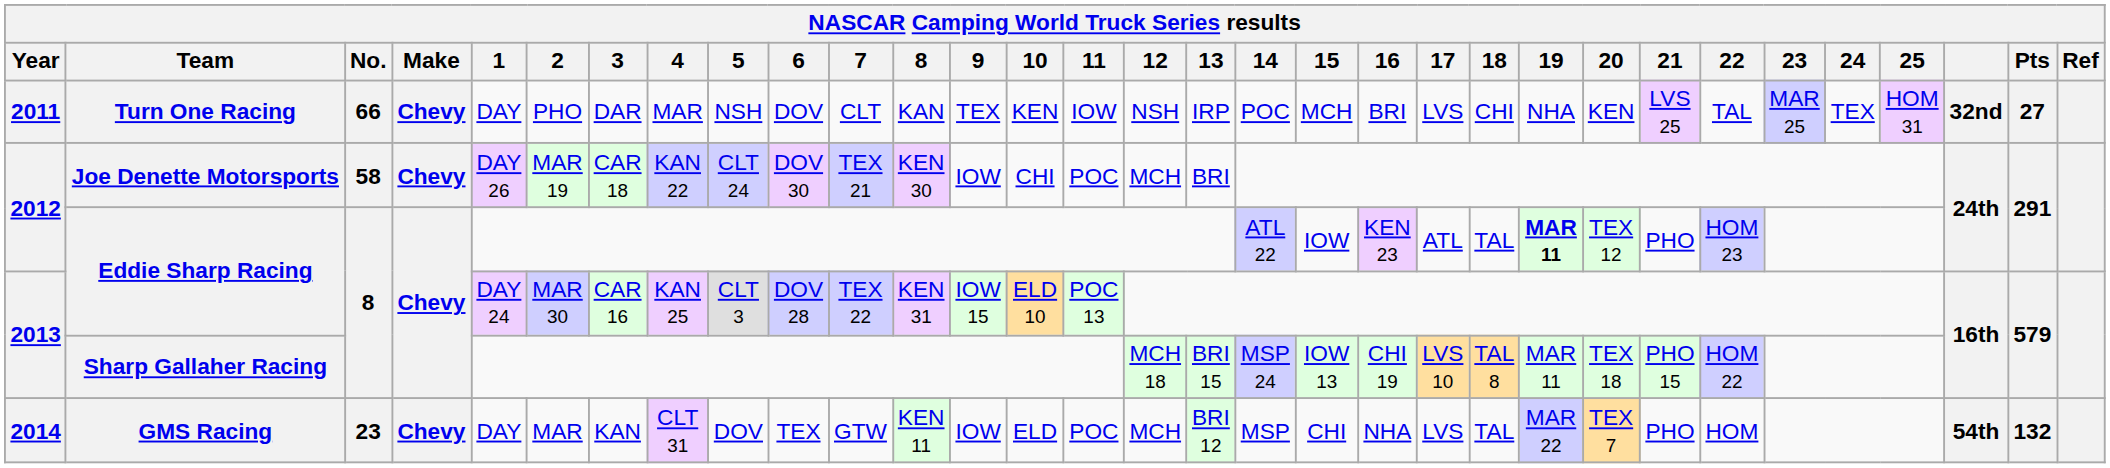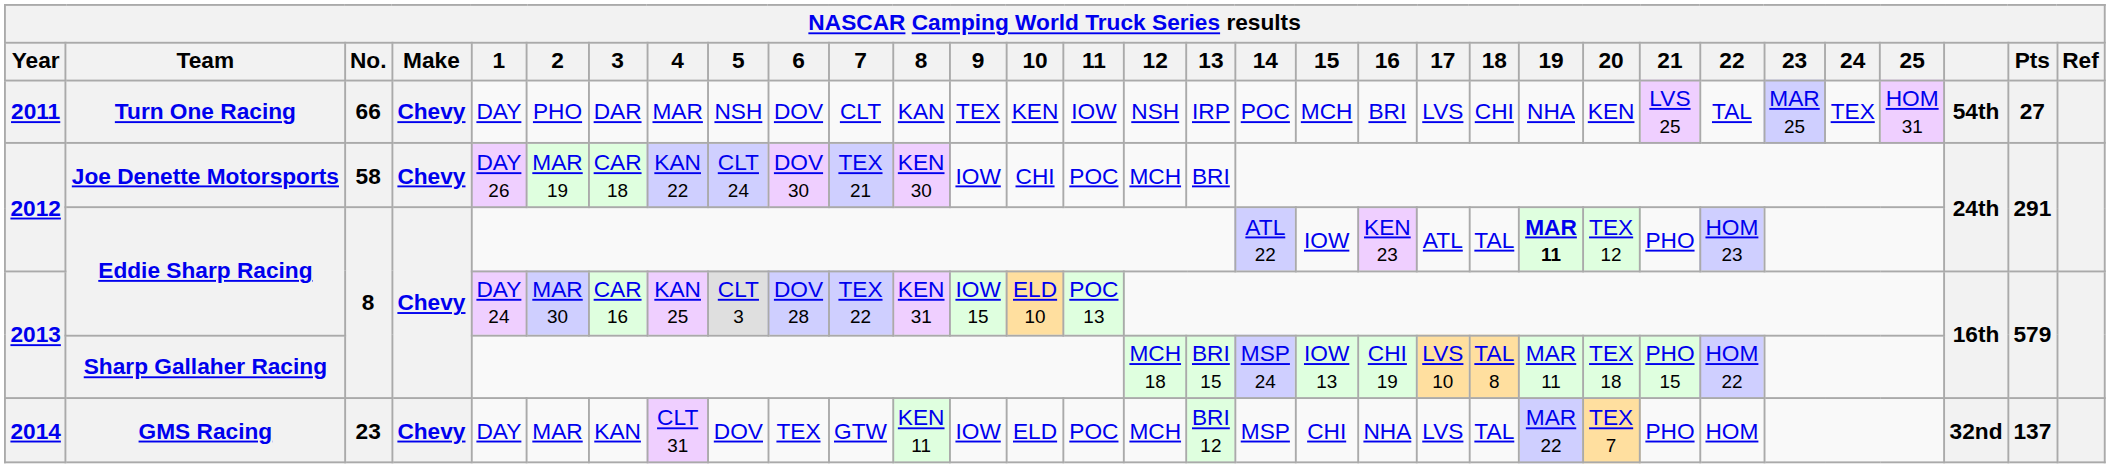(1976, 112) 32nd -> (1976, 112) 54th
(1976, 431) 54th -> (1976, 431) 32nd
(2032, 431) 132 -> (2032, 431) 137
